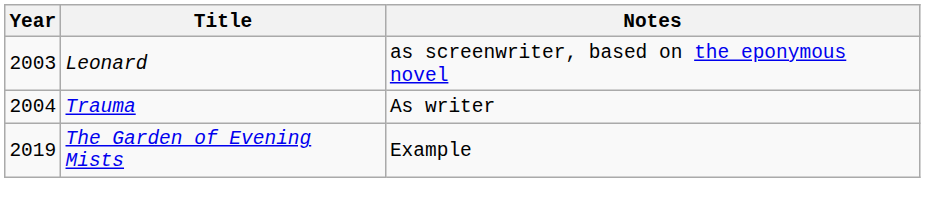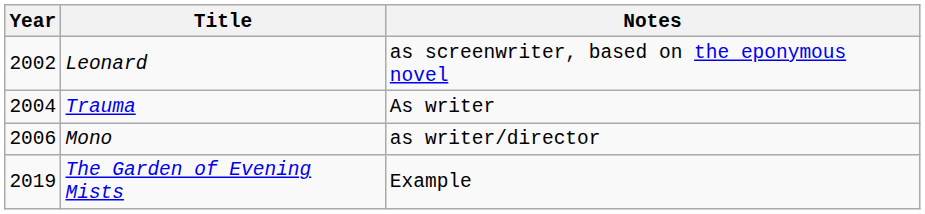(33, 64) 2003 -> (33, 64) 2002
+ row: (89, 138)
